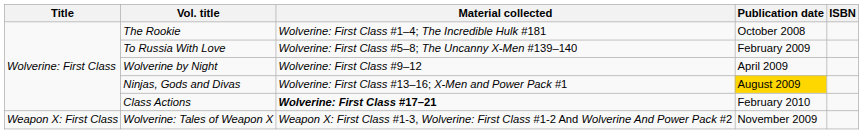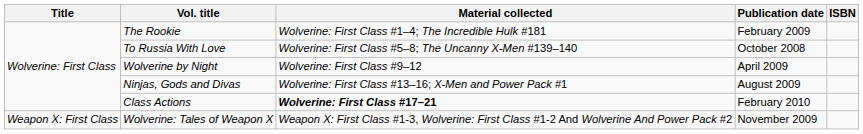(771, 31) October 2008 -> (774, 31) February 2009
(774, 48) February 2009 -> (771, 48) October 2008
(769, 84) gold background -> (769, 84) no background
